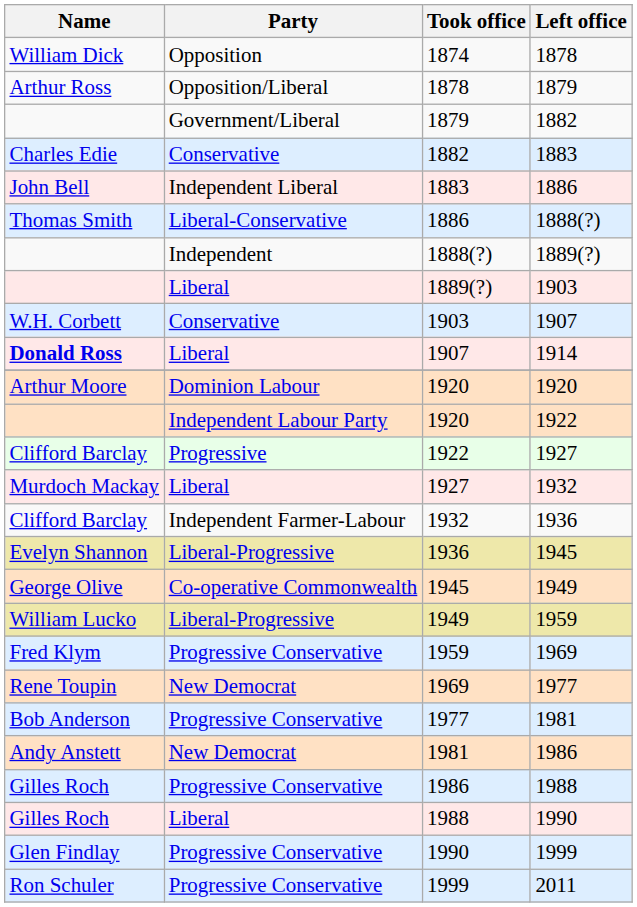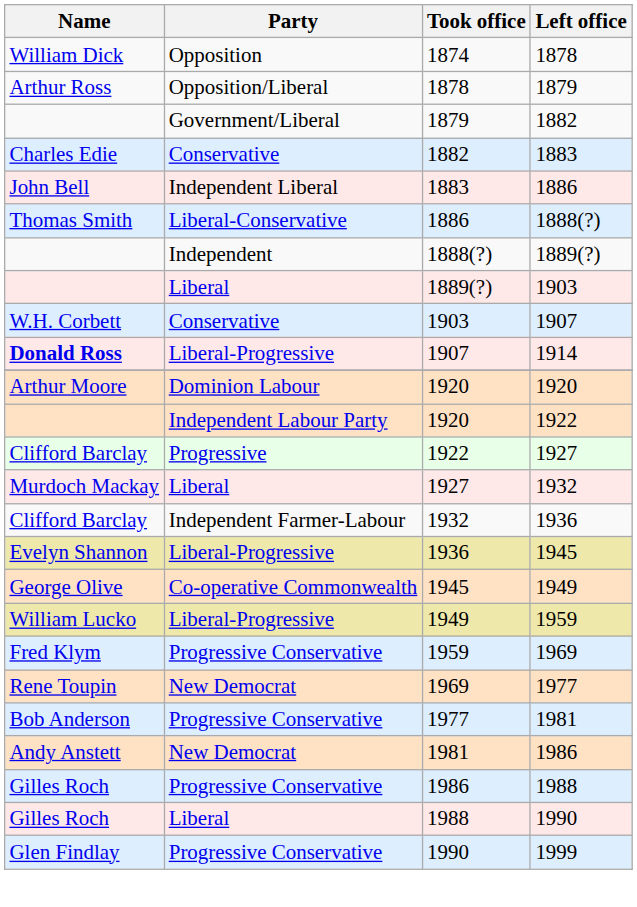(199, 353) Liberal -> (251, 353) Liberal-Progressive
- row: (556, 885)
